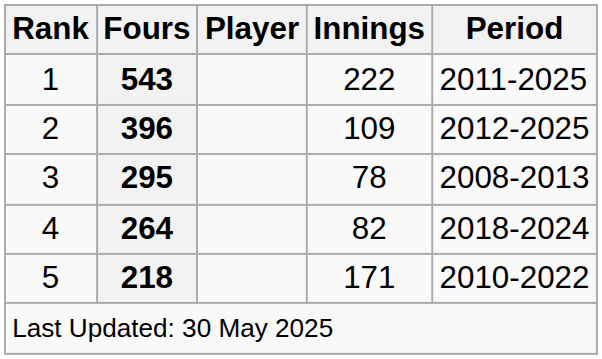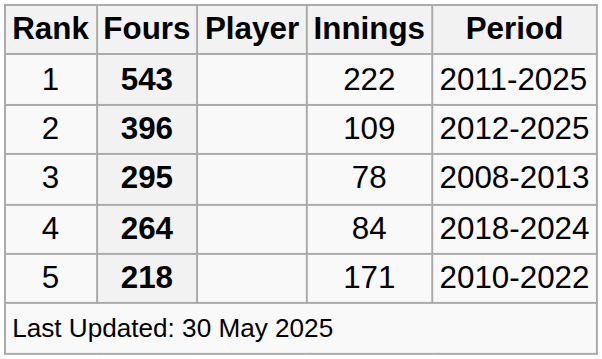(369, 228) 82 -> (369, 228) 84
